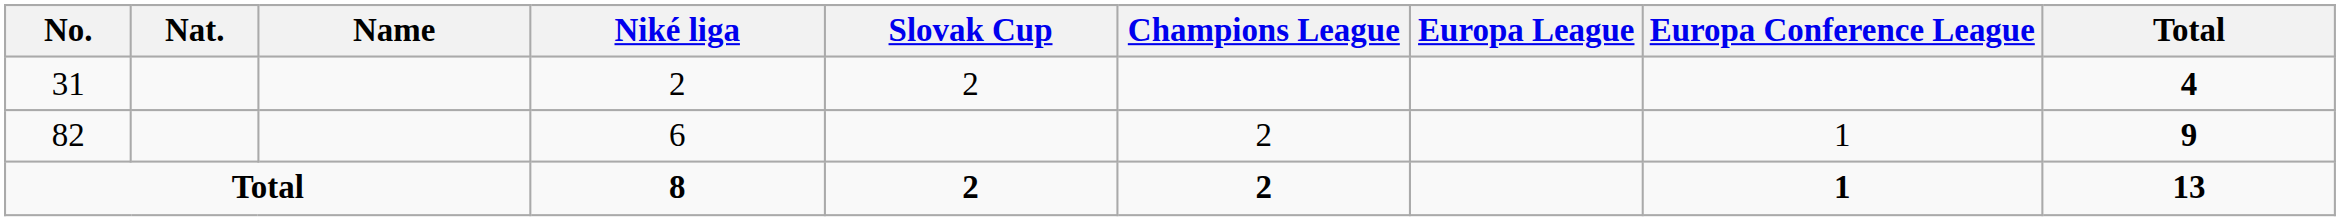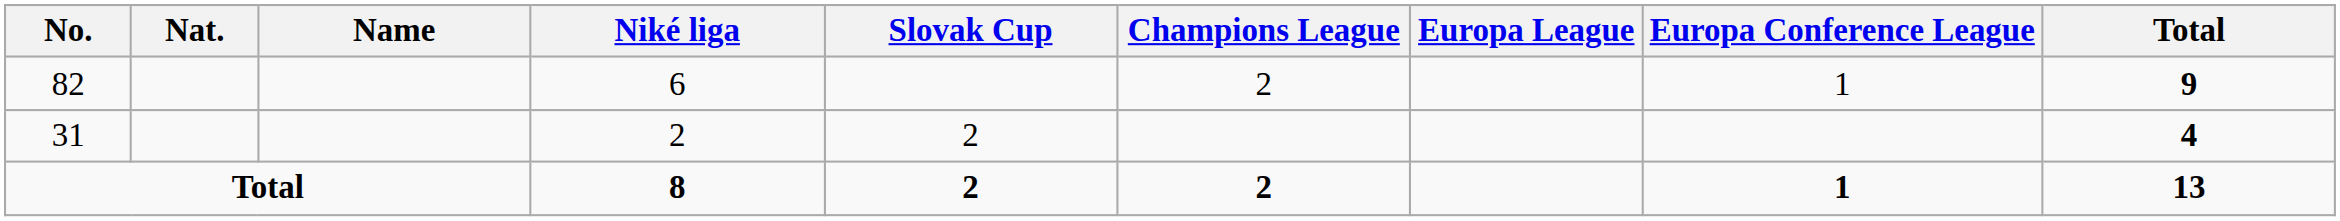rows swapped: (68, 82) <-> (68, 135)
